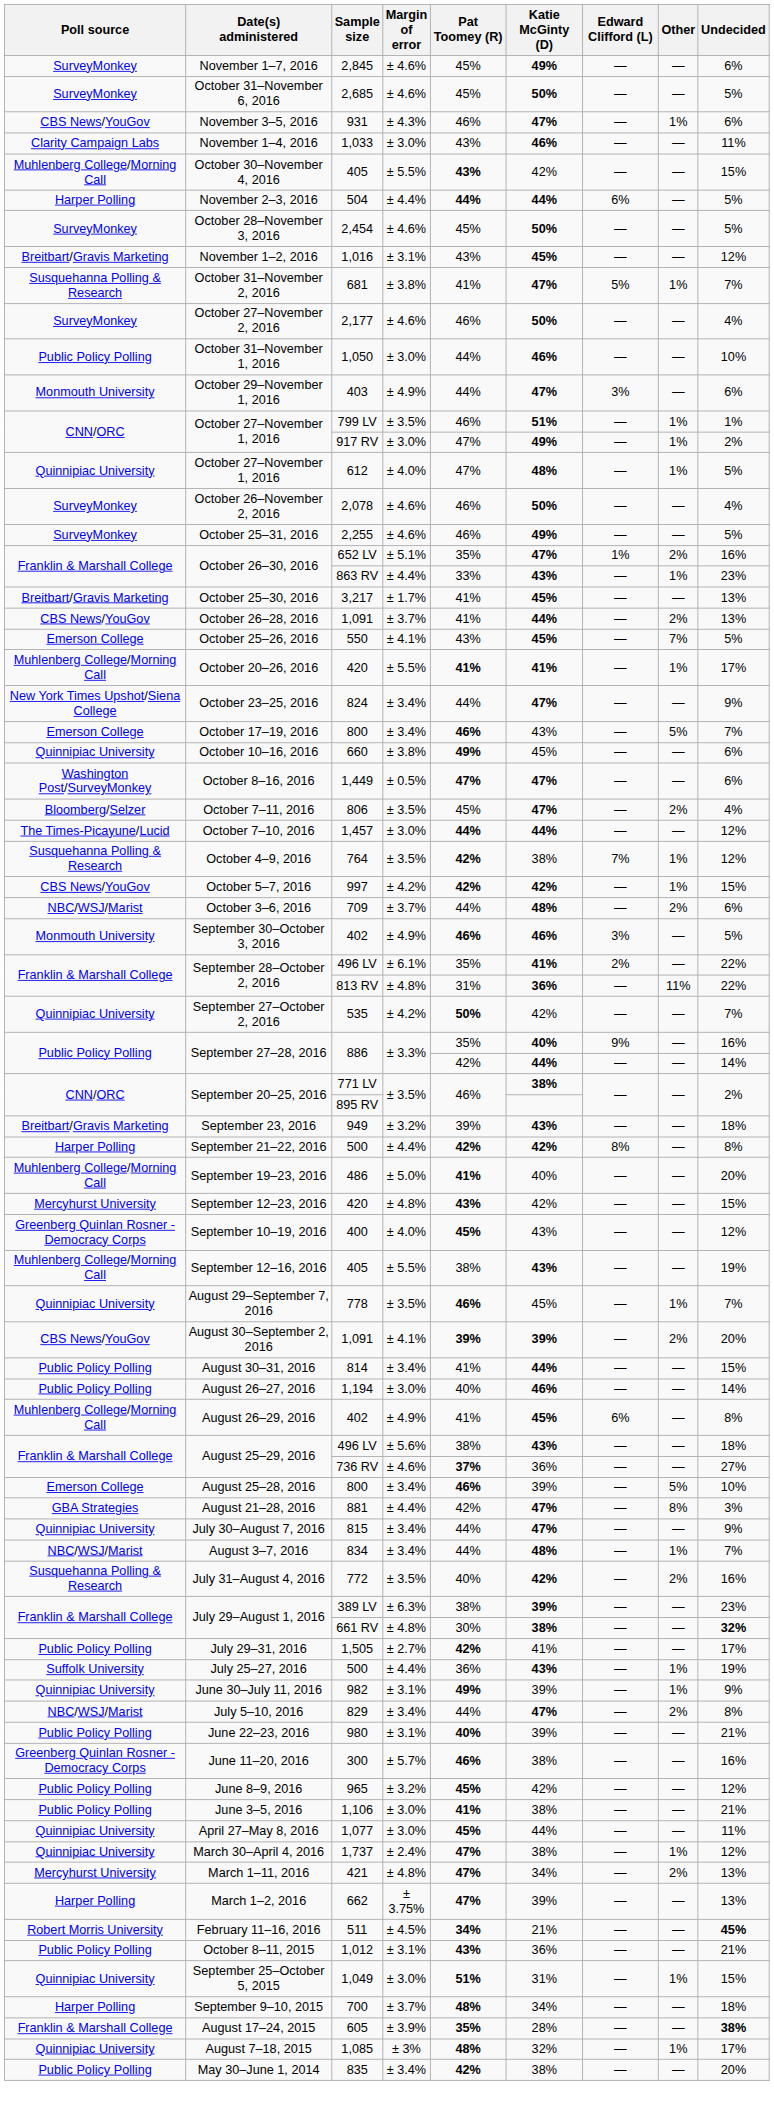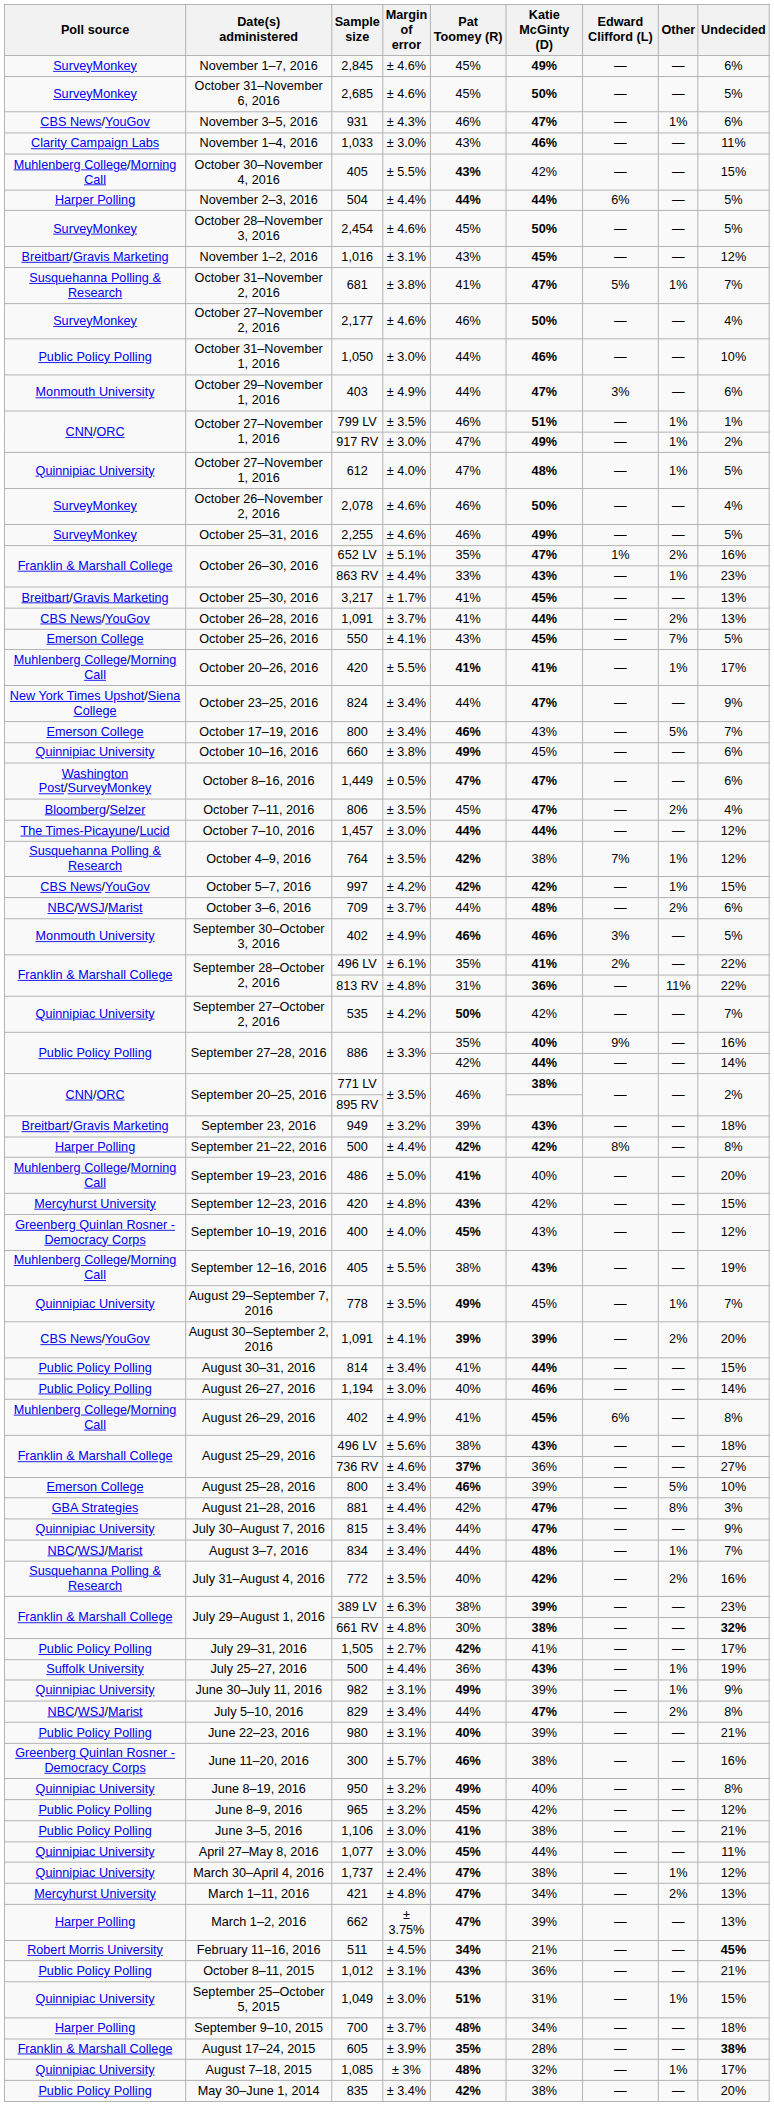(468, 1304) 46% -> (468, 1304) 49%
+ row: (259, 1789)
